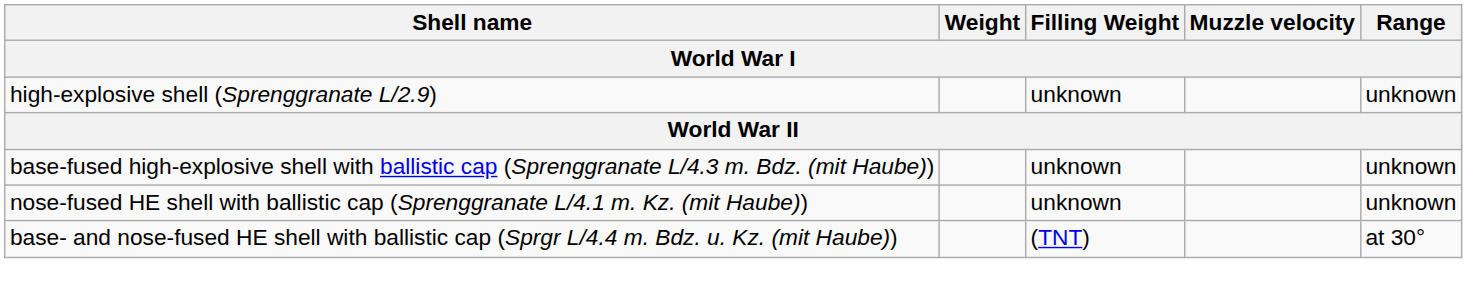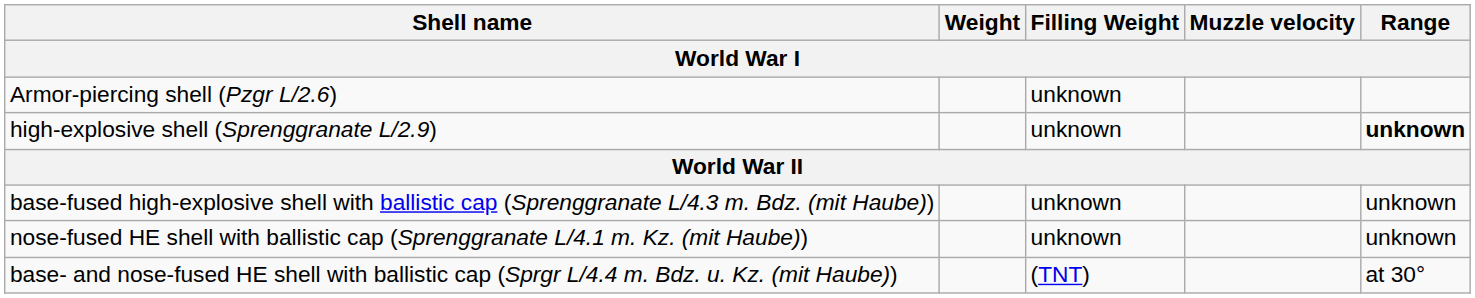+ row: (173, 94)
(1411, 94) normal -> (1415, 130) bold
